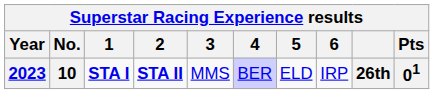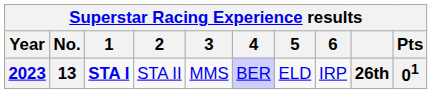(67, 73) 10 -> (67, 73) 13
(160, 73) bold -> (159, 73) normal
